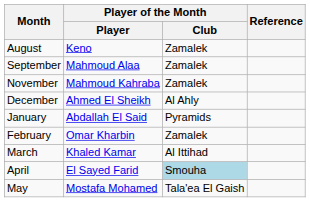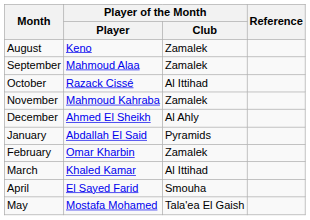+ row: (27, 83)
(186, 170) lightblue background -> (186, 188) no background
